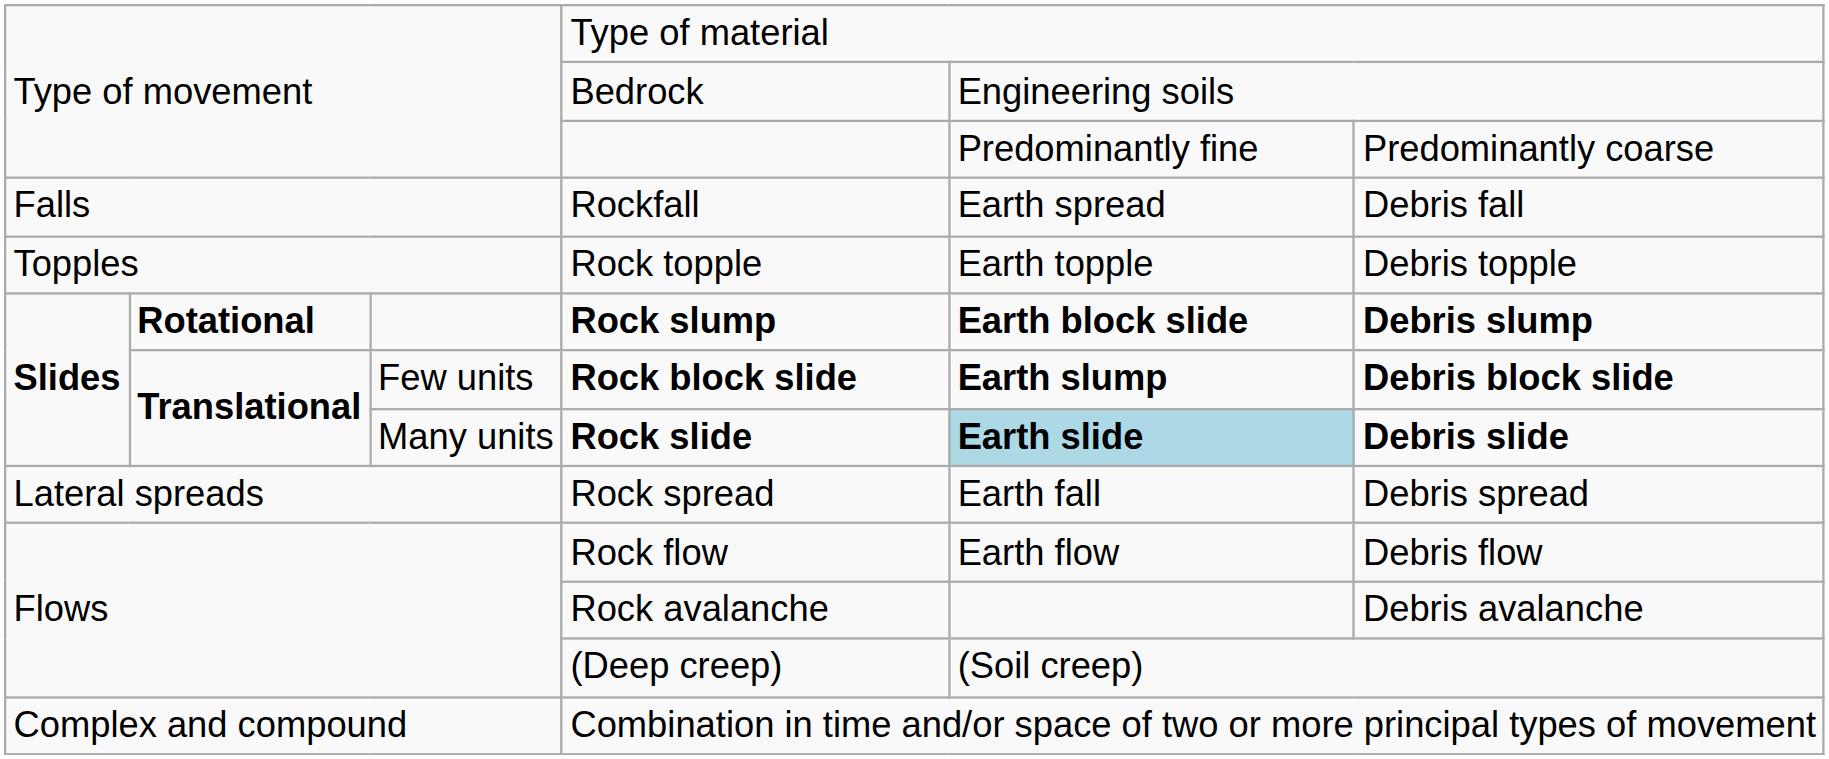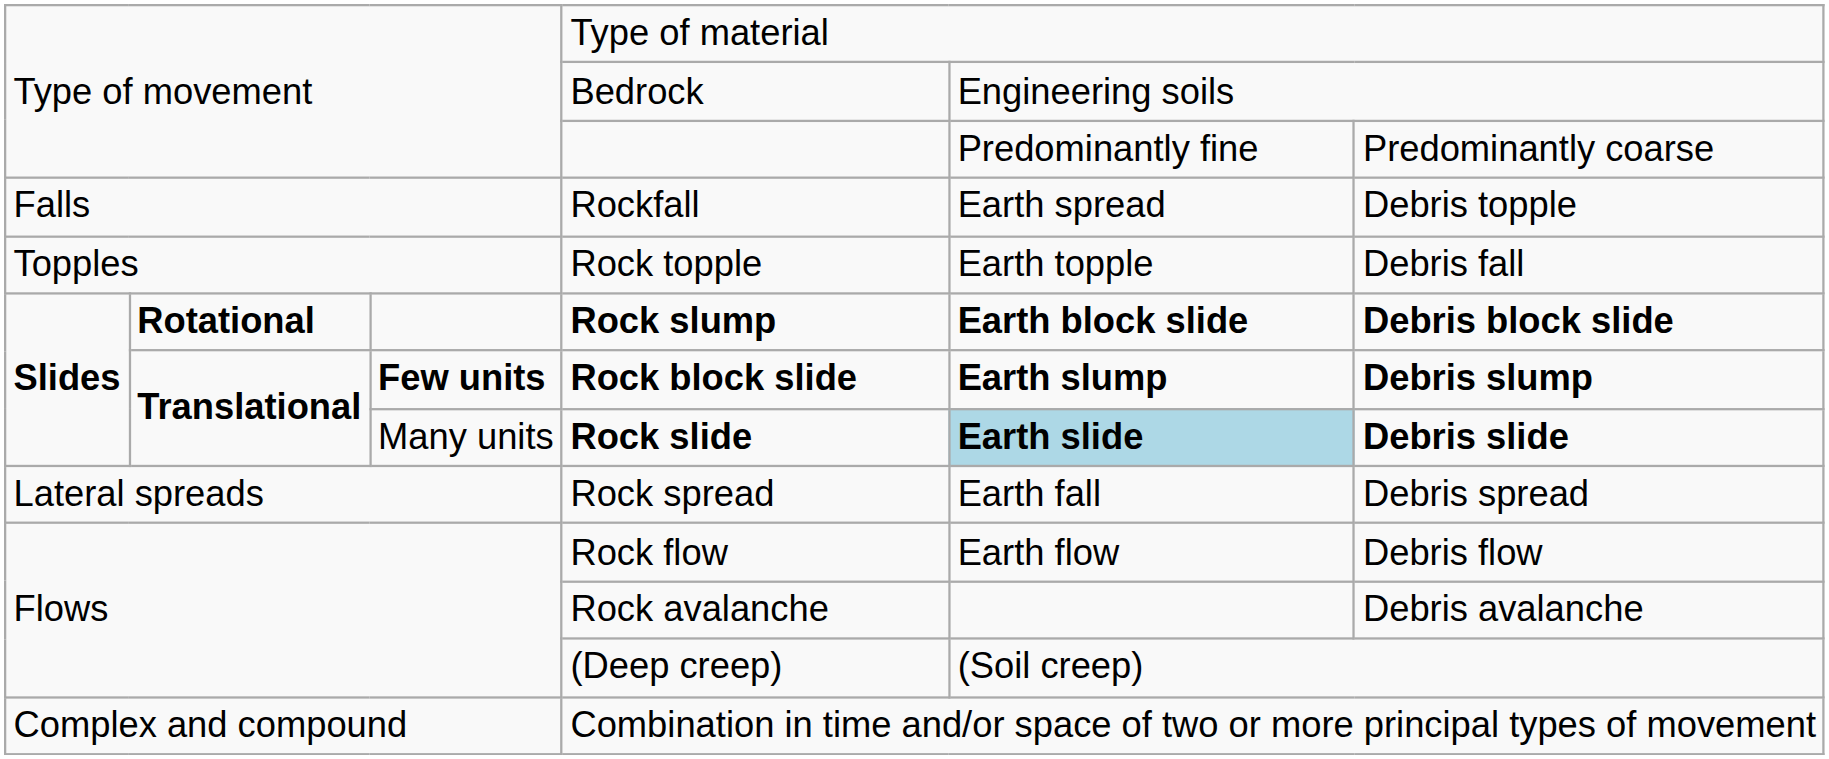(1444, 206) Debris fall -> (1470, 206) Debris topple
(1470, 263) Debris topple -> (1444, 263) Debris fall
(1478, 321) Debris slump -> (1518, 321) Debris block slide
(456, 378) normal -> (462, 378) bold
(1518, 378) Debris block slide -> (1478, 378) Debris slump
